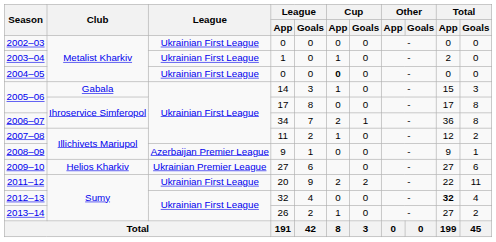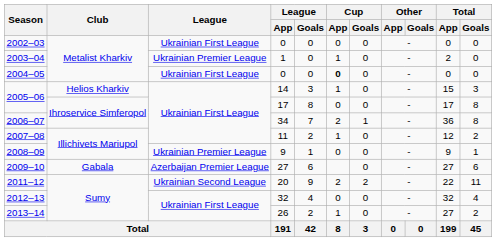(210, 58) Ukrainian First League -> (210, 58) Ukrainian Premier League
(98, 89) Gabala -> (98, 89) Helios Kharkiv
(210, 151) Azerbaijan Premier League -> (210, 151) Ukrainian Premier League
(98, 167) Helios Kharkiv -> (98, 167) Gabala
(210, 167) Ukrainian Premier League -> (210, 167) Azerbaijan Premier League
(210, 182) Ukrainian First League -> (210, 182) Ukrainian Second League
(448, 197) bold -> (448, 197) normal
